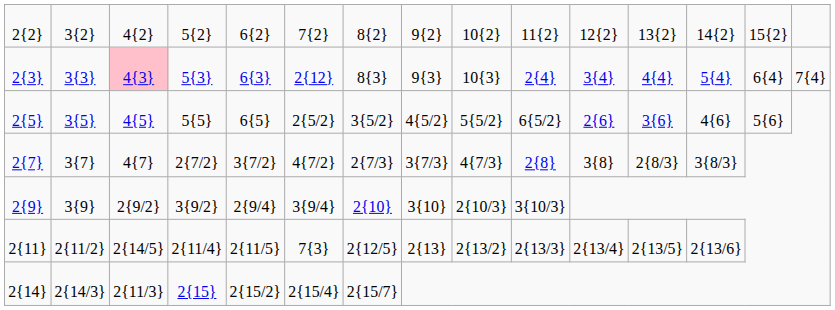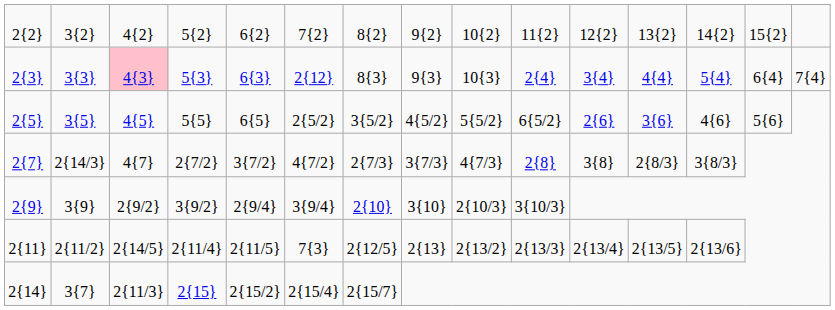(80, 163) 3{7} -> (80, 163) 2{14/3}
(80, 292) 2{14/3} -> (80, 292) 3{7}
